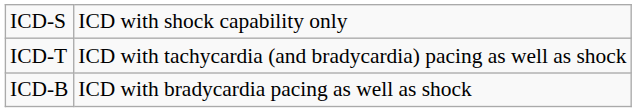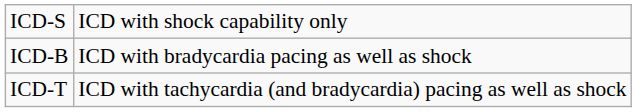rows swapped: (39, 89) <-> (39, 55)
